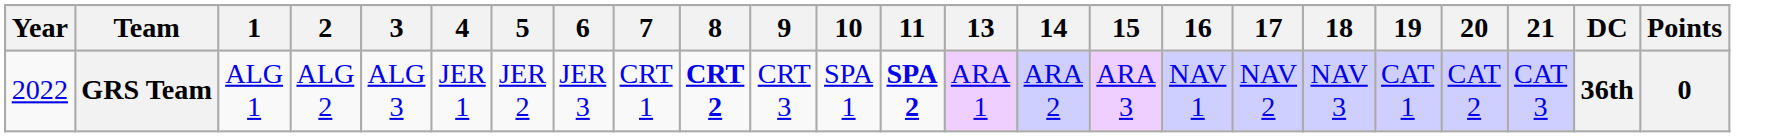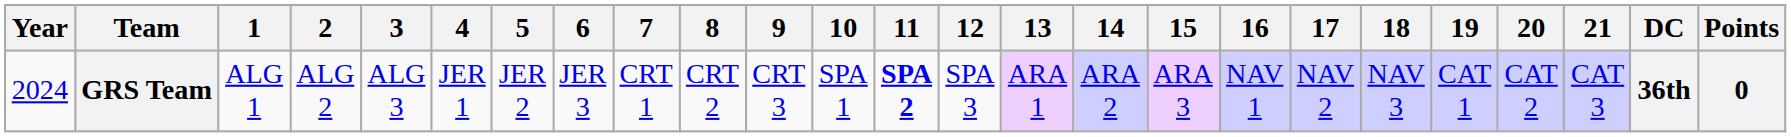+ column: (970, 27)
(40, 90) 2022 -> (40, 90) 2024
(715, 90) bold -> (712, 90) normal
